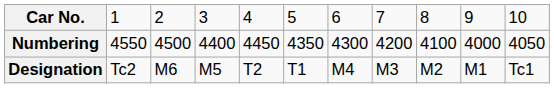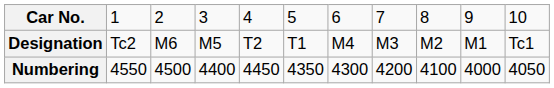rows swapped: (55, 69) <-> (55, 43)
